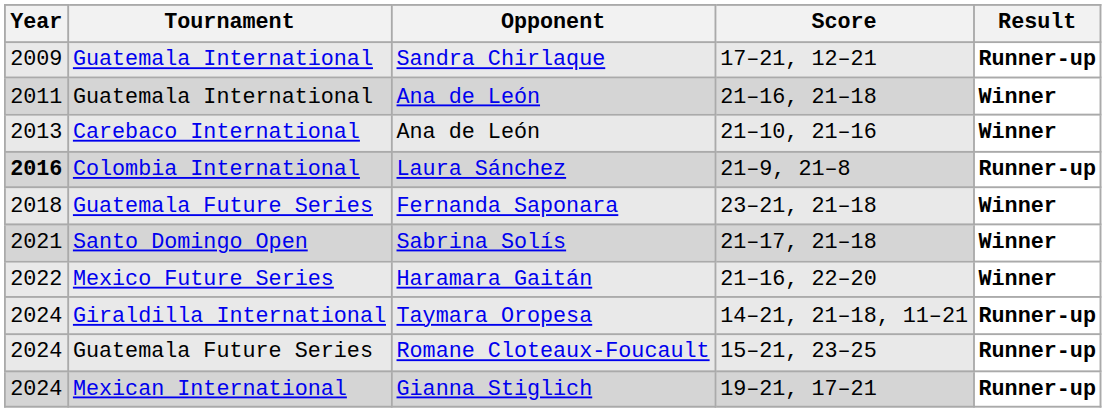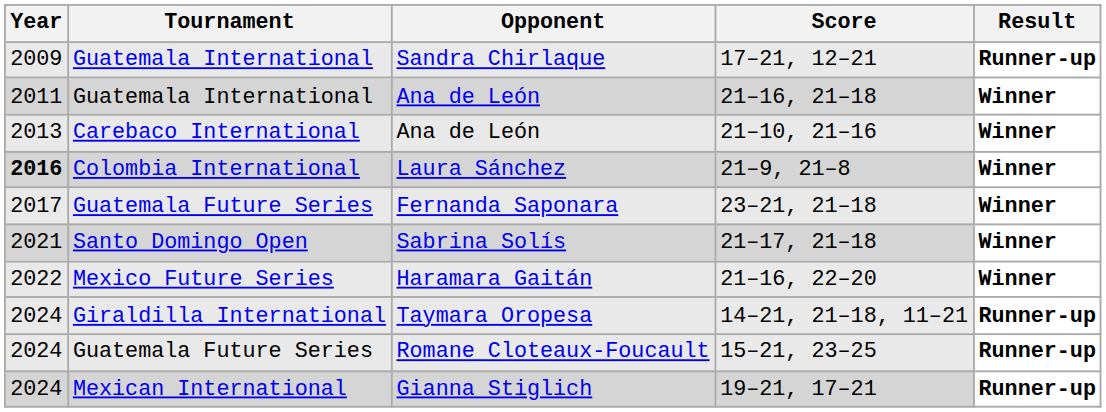(1037, 169) Runner-up -> (1018, 169) Winner
(36, 206) 2018 -> (36, 206) 2017
